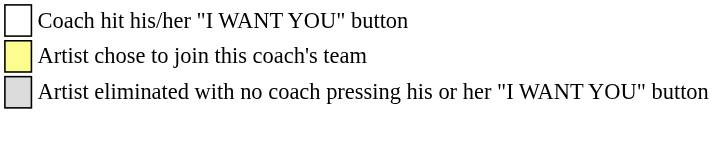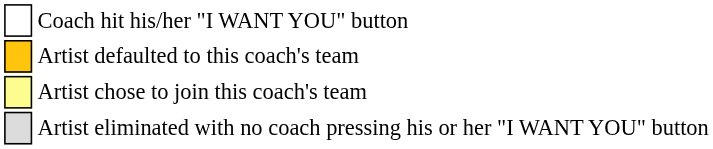+ row: (198, 56)
